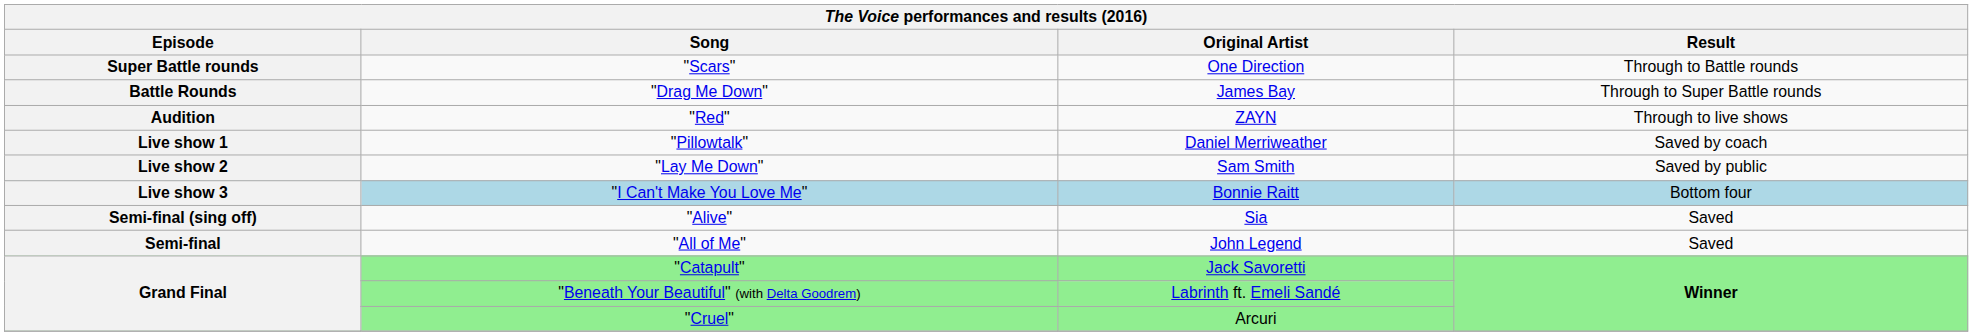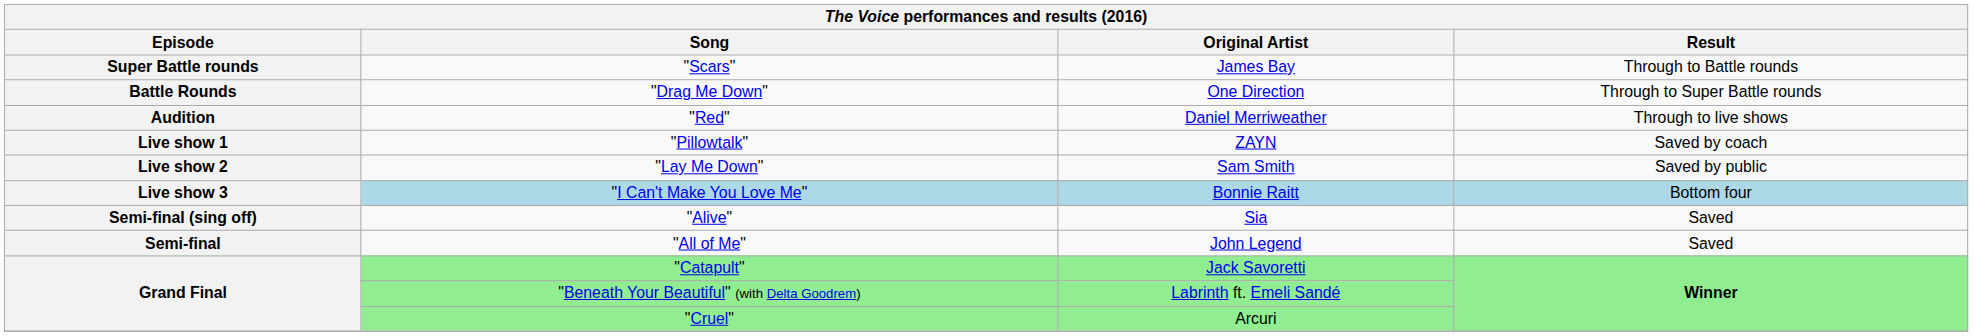(1256, 67) One Direction -> (1256, 67) James Bay
(1256, 92) James Bay -> (1256, 92) One Direction
(1256, 117) ZAYN -> (1256, 117) Daniel Merriweather
(1256, 142) Daniel Merriweather -> (1256, 142) ZAYN
